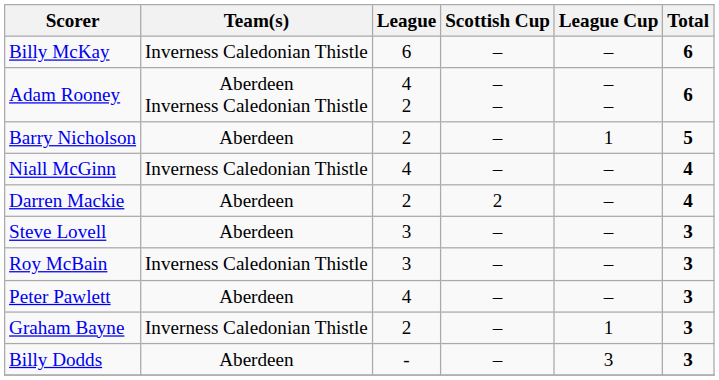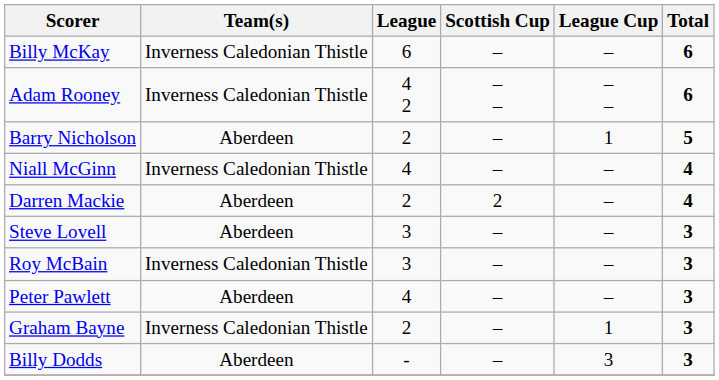(256, 94) Aberdeen Inverness Caledonian Thistle -> (256, 94) Inverness Caledonian Thistle
